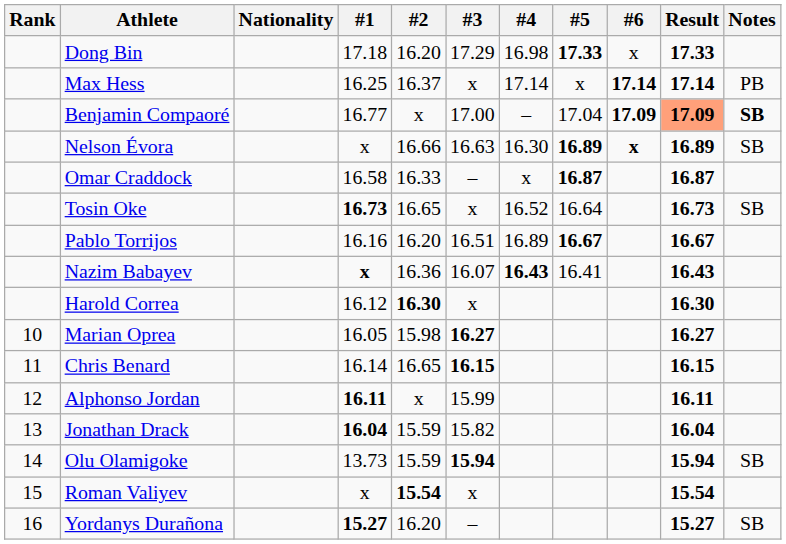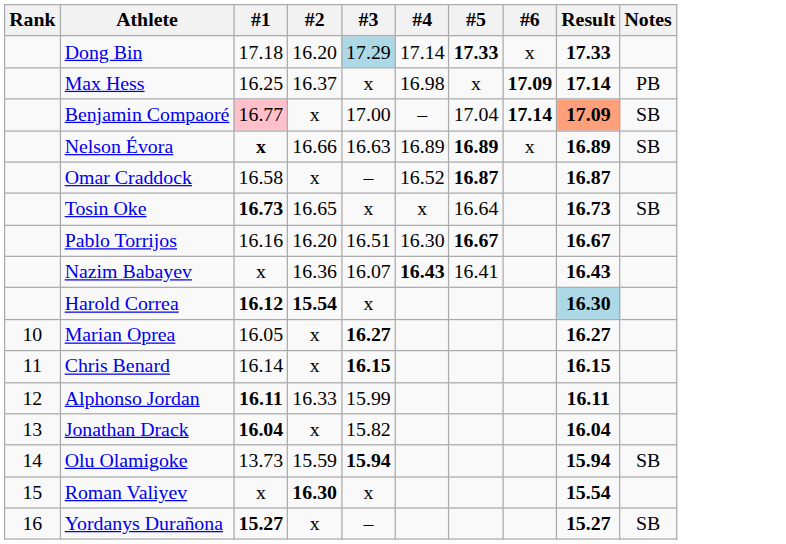- column: (286, 20)
(472, 51) no background -> (368, 51) lightblue background
(526, 51) 16.98 -> (422, 51) 17.14
(526, 83) 17.14 -> (422, 83) 16.98
(634, 83) 17.14 -> (530, 83) 17.09
(365, 114) no background -> (261, 114) pink background
(634, 114) 17.09 -> (530, 114) 17.14
(752, 114) bold -> (648, 114) normal
(365, 146) normal -> (261, 146) bold
(526, 146) 16.30 -> (422, 146) 16.89
(634, 146) bold -> (530, 146) normal
(419, 177) 16.33 -> (315, 177) x
(526, 177) x -> (422, 177) 16.52
(526, 209) 16.52 -> (422, 209) x
(526, 240) 16.89 -> (422, 240) 16.30
(365, 271) bold -> (261, 271) normal
(365, 303) normal -> (261, 303) bold
(419, 303) 16.30 -> (315, 303) 15.54
(692, 303) no background -> (588, 303) lightblue background
(419, 334) 15.98 -> (315, 334) x
(419, 366) 16.65 -> (315, 366) x
(419, 397) x -> (315, 397) 16.33
(419, 429) 15.59 -> (315, 429) x
(419, 492) 15.54 -> (315, 492) 16.30
(419, 523) 16.20 -> (315, 523) x
